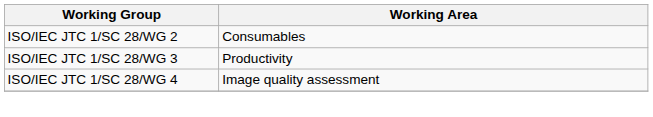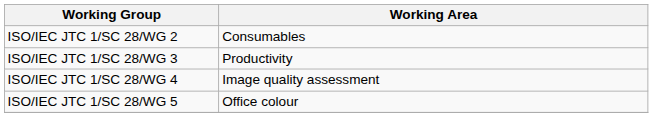+ row: (93, 101)
